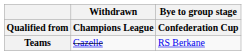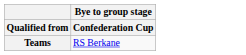- column: (113, 27)
